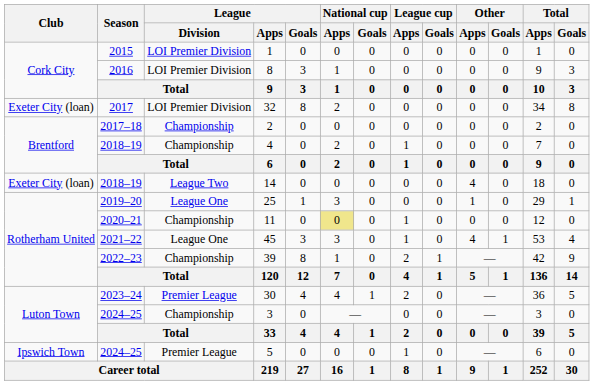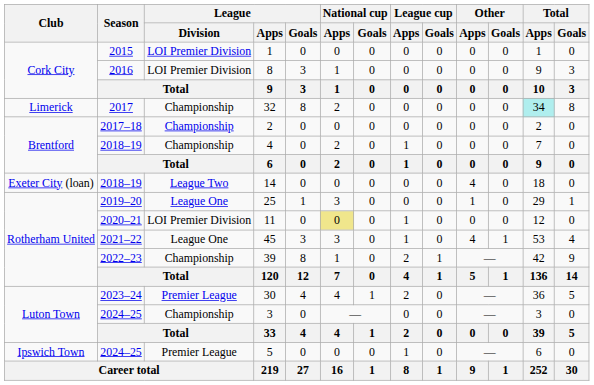(51, 107) Exeter City (loan) -> (51, 107) Limerick
(199, 107) LOI Premier Division -> (199, 107) Championship
(539, 107) no background -> (539, 107) paleturquoise background
(199, 220) Championship -> (199, 220) LOI Premier Division
